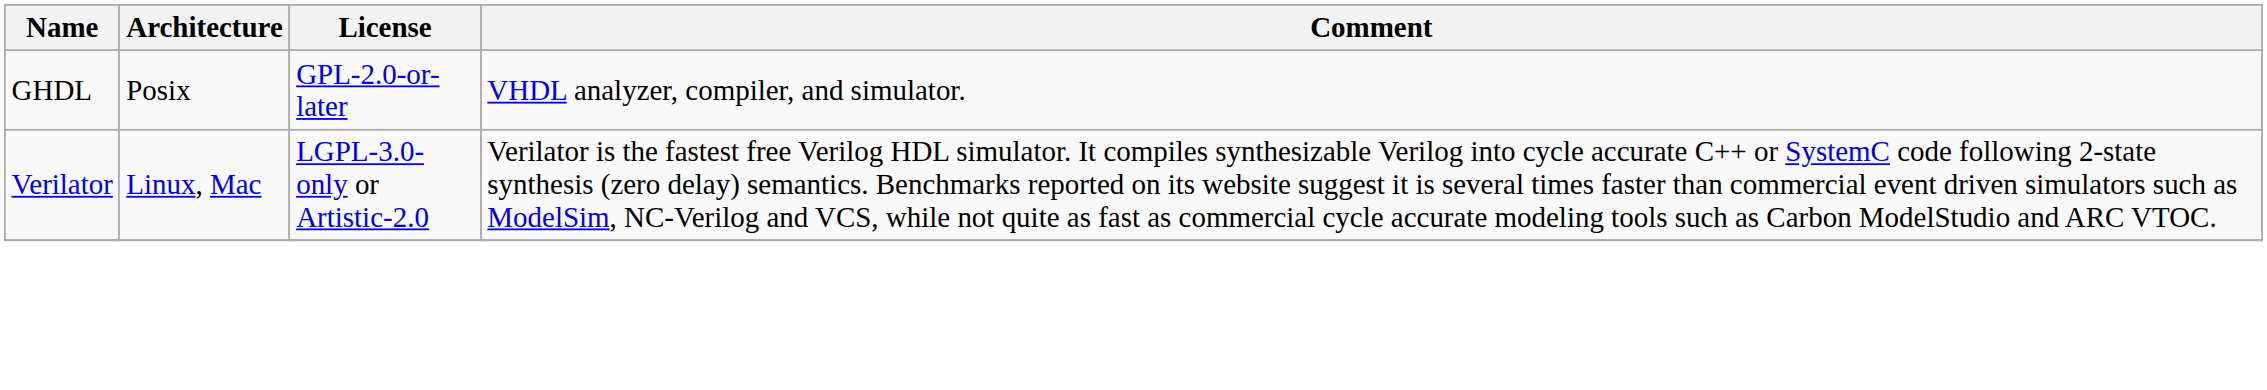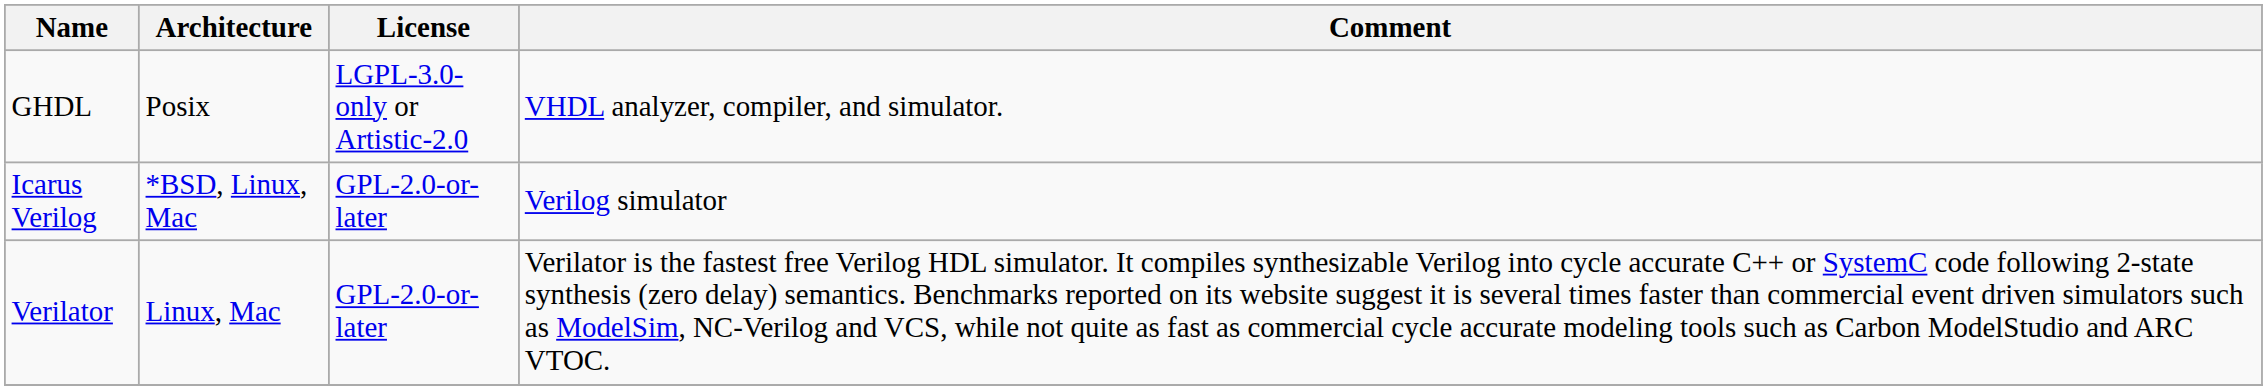(368, 89) GPL-2.0-or-later -> (402, 105) LGPL-3.0-only or Artistic-2.0
+ row: (54, 200)
(363, 184) LGPL-3.0-only or Artistic-2.0 -> (407, 311) GPL-2.0-or-later
